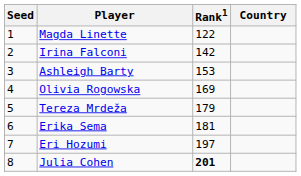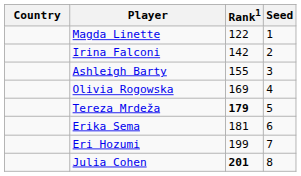columns swapped: (263, 15) <-> (21, 15)
(205, 71) 153 -> (239, 71) 155
(205, 108) normal -> (239, 108) bold
(205, 144) 197 -> (239, 144) 199
